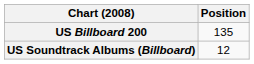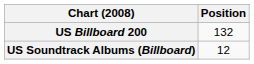(223, 31) 135 -> (223, 31) 132
